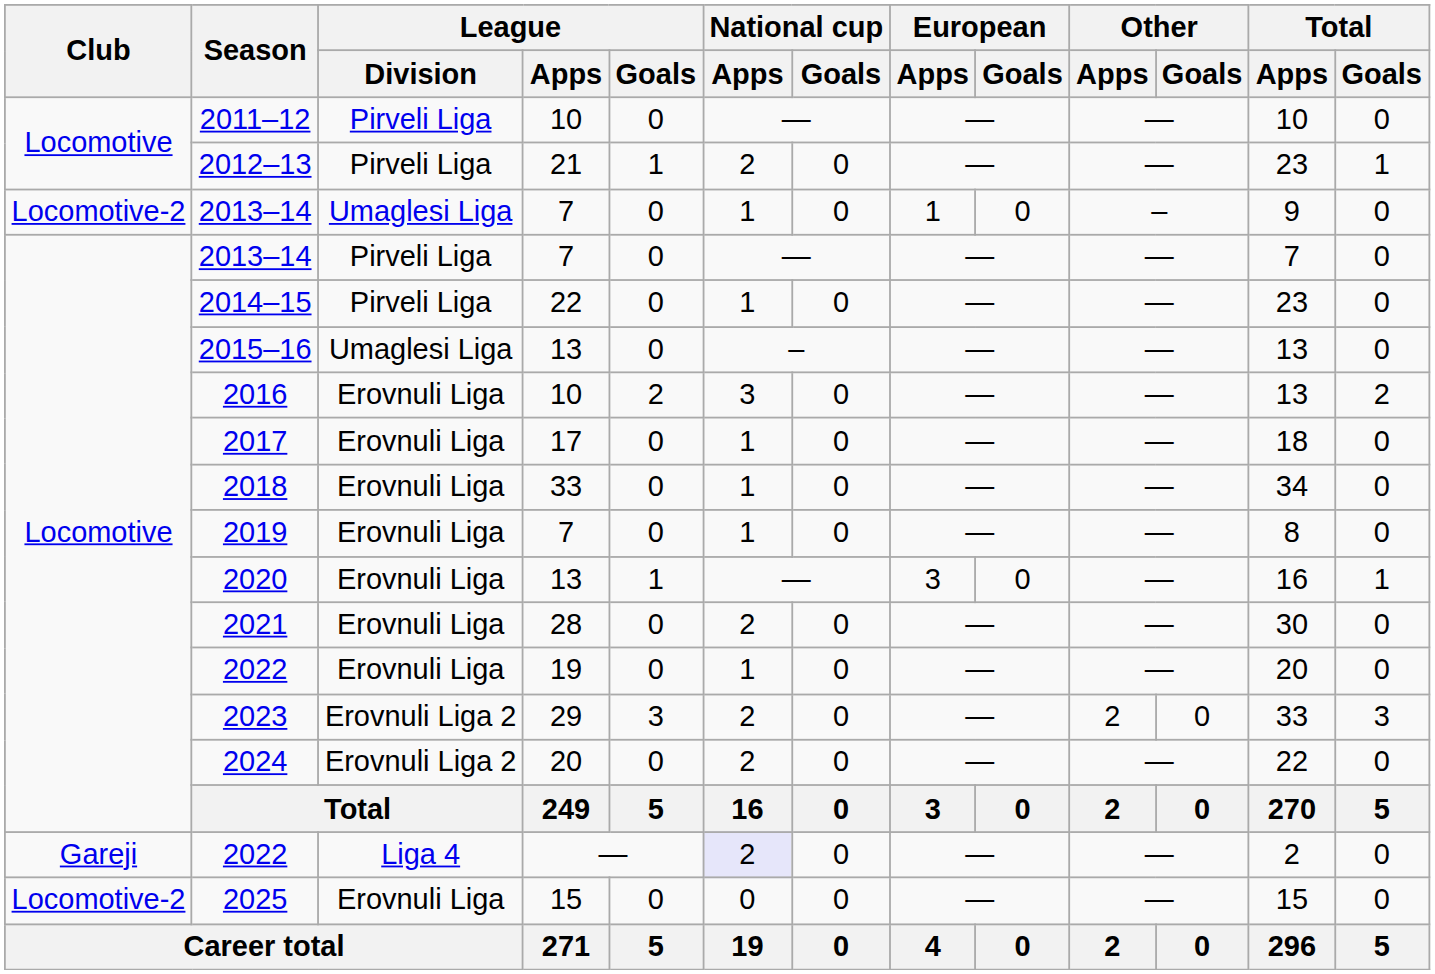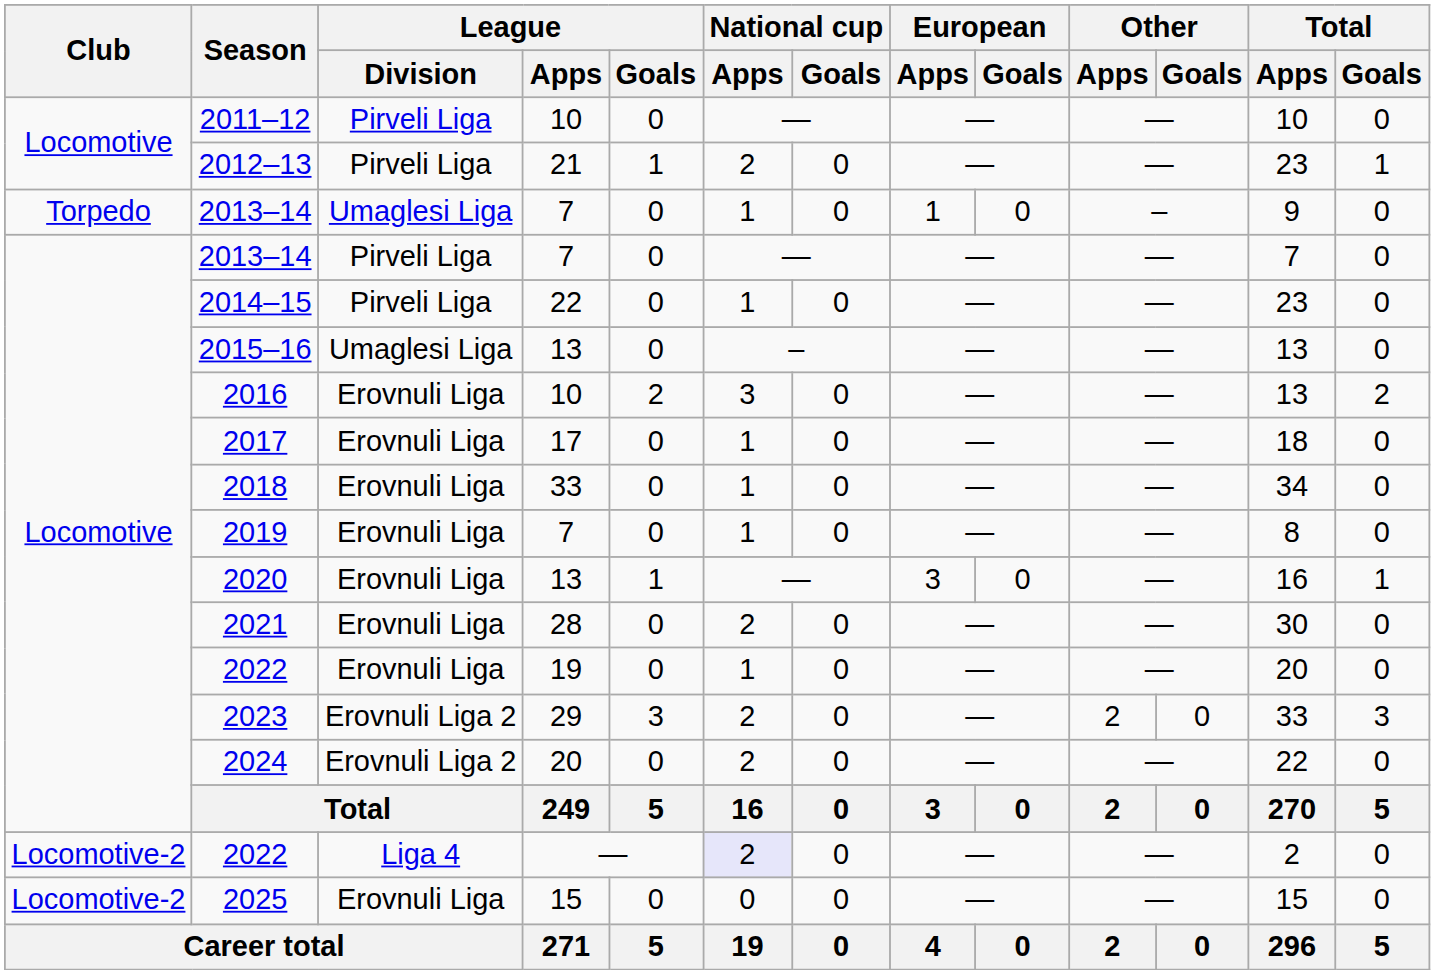(99, 211) Locomotive-2 -> (99, 211) Torpedo
(98, 854) Gareji -> (99, 854) Locomotive-2
